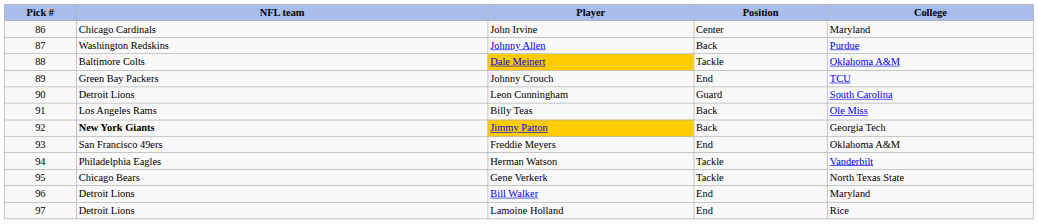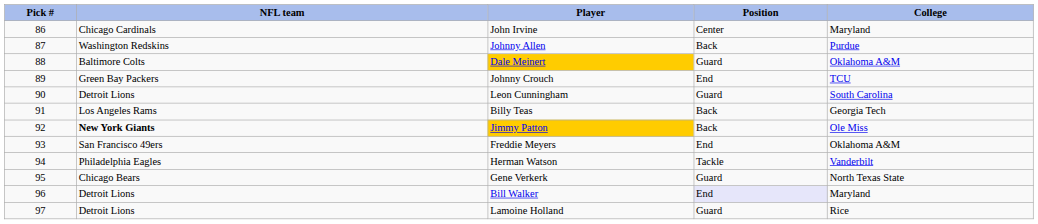(710, 62) Tackle -> (709, 62) Guard
(849, 111) Ole Miss -> (858, 111) Georgia Tech
(858, 128) Georgia Tech -> (849, 128) Ole Miss
(710, 177) Tackle -> (709, 177) Guard
(704, 194) no background -> (704, 194) lavender background
(704, 210) End -> (709, 210) Guard
